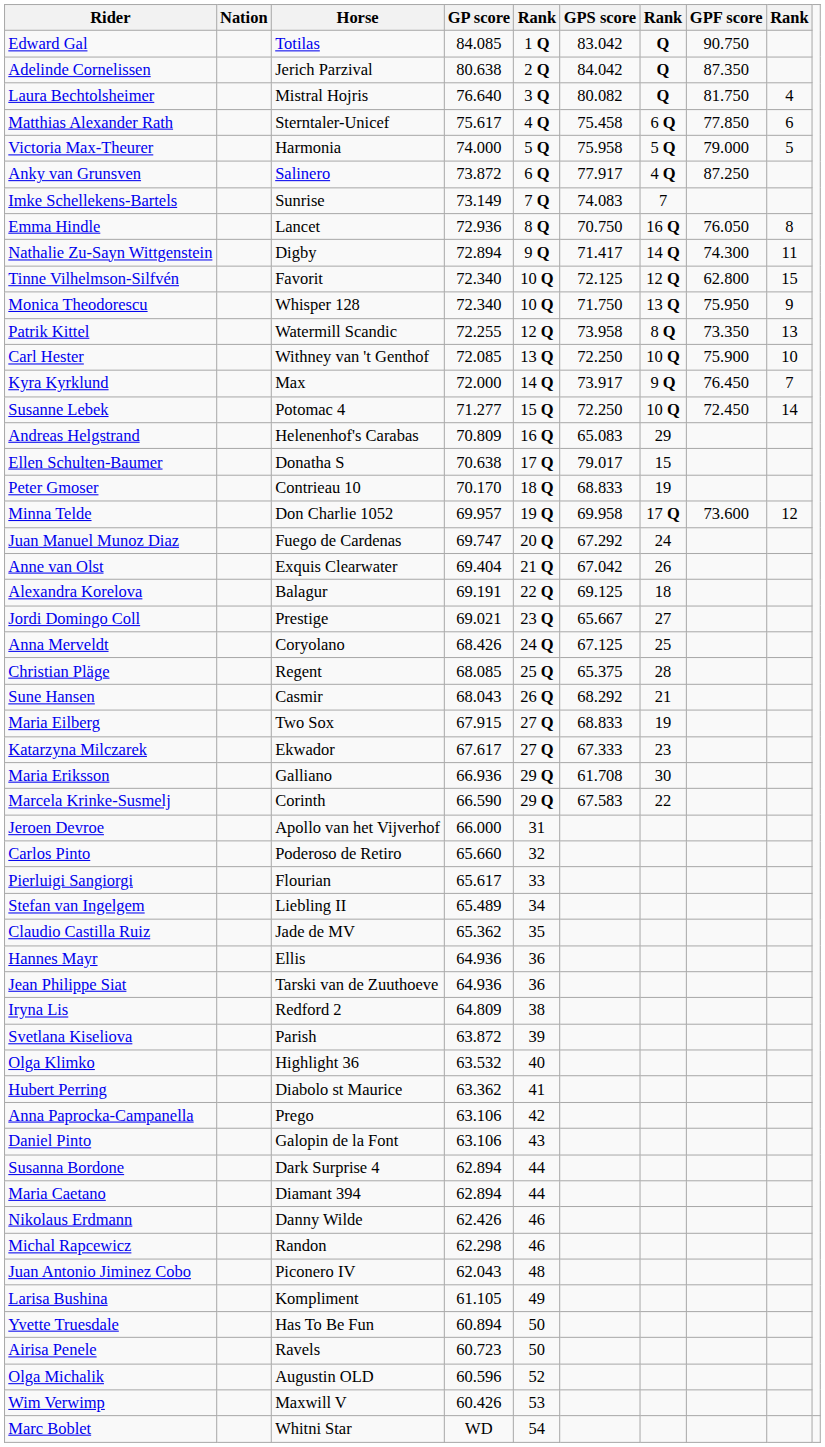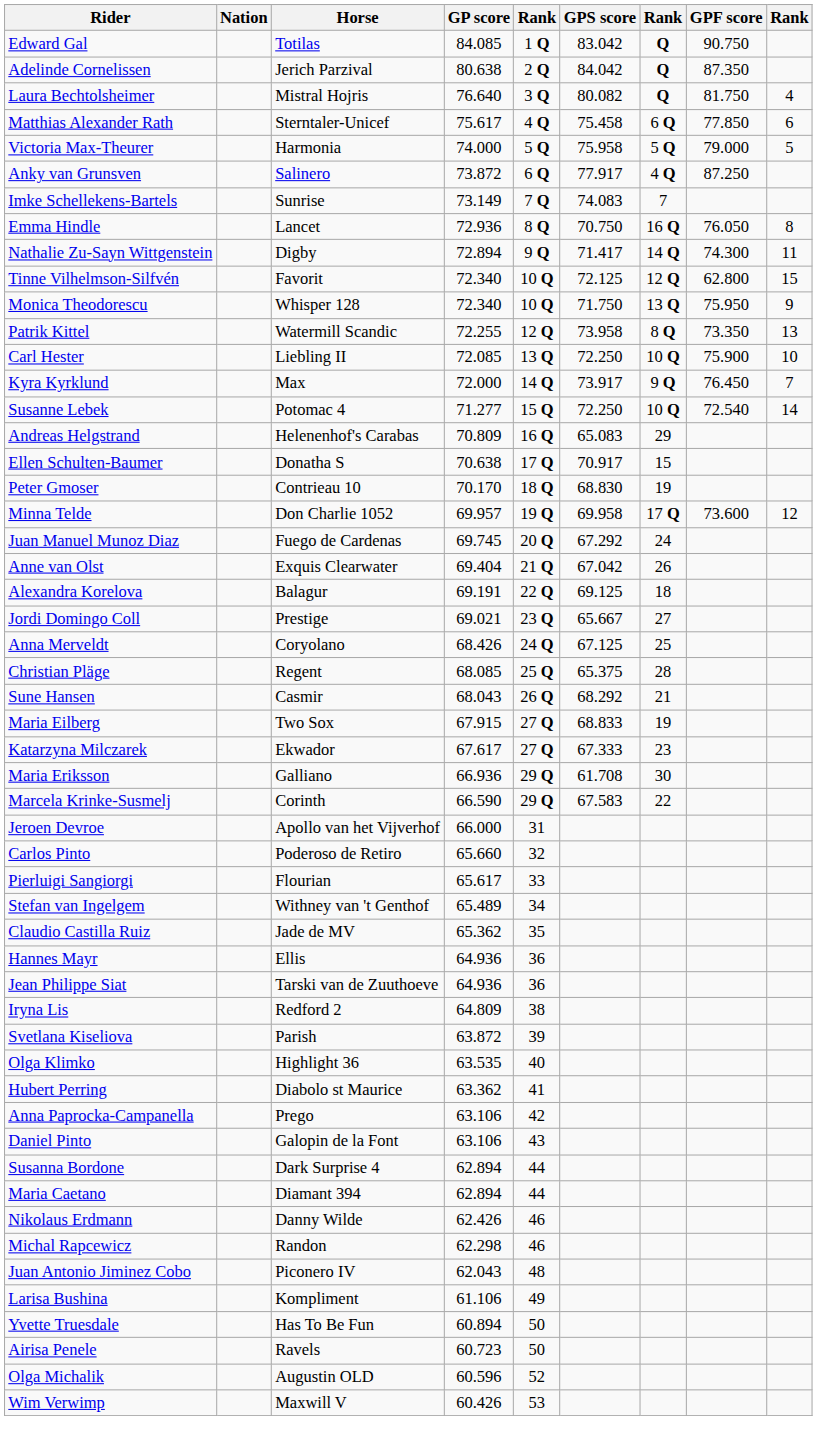(352, 357) Withney van 't Genthof -> (311, 357) Liebling II
(726, 409) 72.450 -> (726, 409) 72.540
(600, 461) 79.017 -> (600, 461) 70.917
(600, 488) 68.833 -> (600, 488) 68.830
(479, 540) 69.747 -> (479, 540) 69.745
(311, 906) Liebling II -> (352, 906) Withney van 't Genthof
(479, 1063) 63.532 -> (479, 1063) 63.535
(479, 1298) 61.105 -> (479, 1298) 61.106
- row: (50, 1428)
